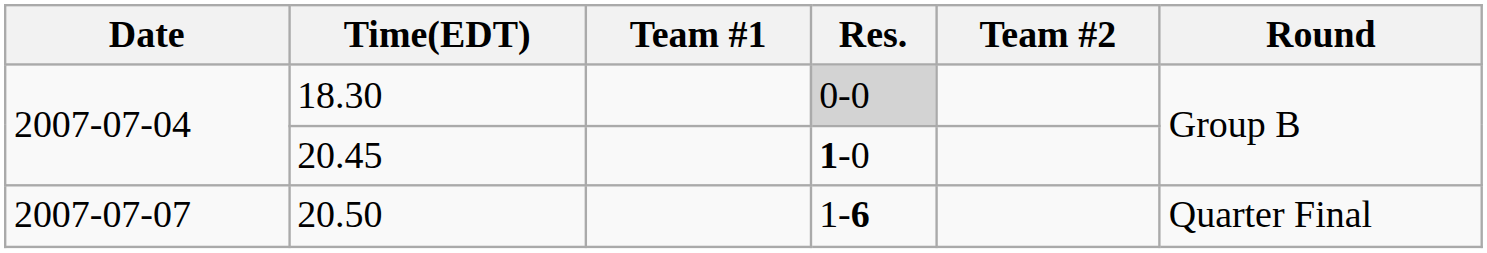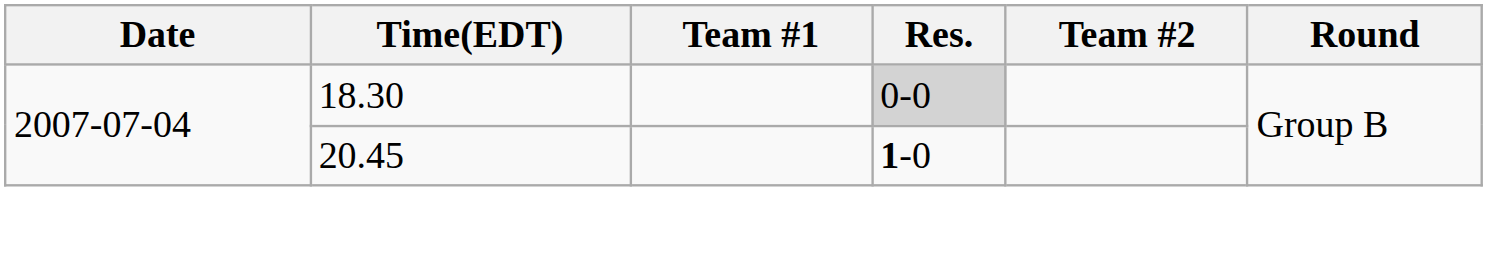- row: (340, 214)
